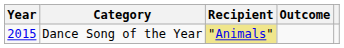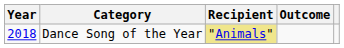(22, 34) 2015 -> (22, 34) 2018
